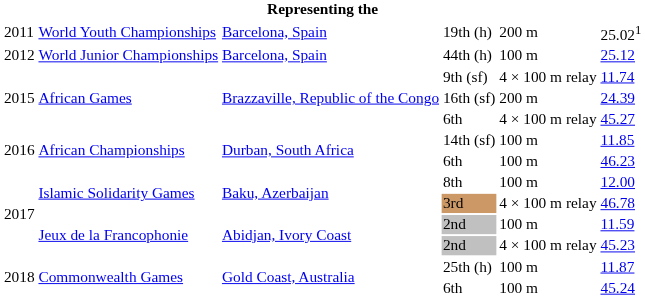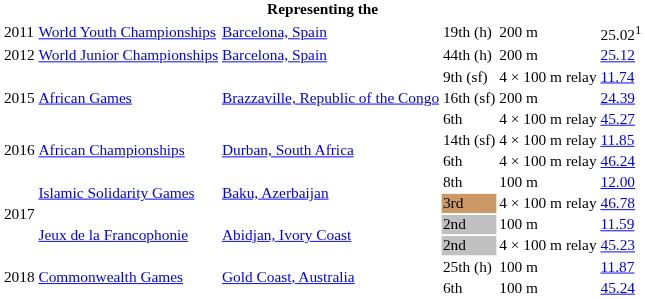(519, 55) 100 m -> (519, 55) 200 m
(519, 140) 100 m -> (548, 140) 4 × 100 m relay
(519, 161) 100 m -> (548, 161) 4 × 100 m relay
(618, 161) 46.23 -> (618, 161) 46.24
